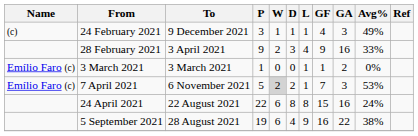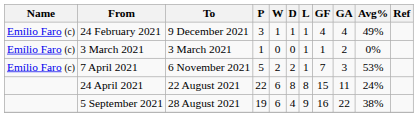(12, 32) (c) -> (41, 31) Emílio Faro (c)
(344, 31) 3 -> (344, 31) 4
- row: (121, 49)
(278, 85) lightgrey background -> (278, 67) no background
(344, 103) 16 -> (344, 85) 11
